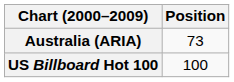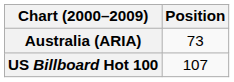(195, 64) 100 -> (195, 64) 107
